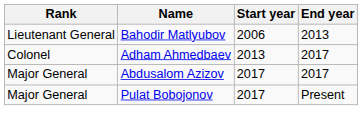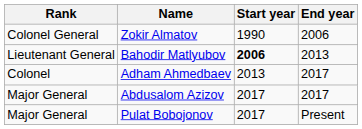+ row: (159, 34)
(251, 34) normal -> (251, 54) bold
